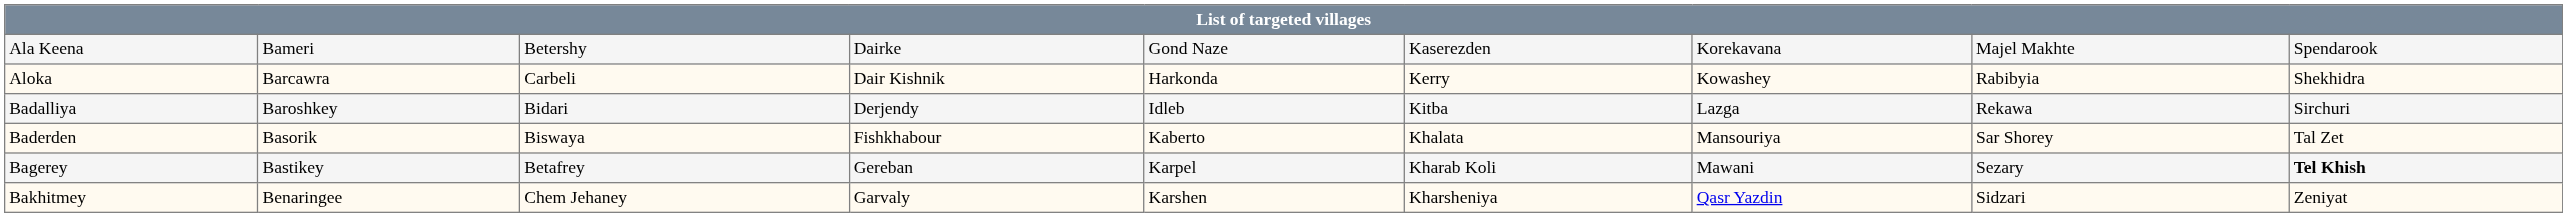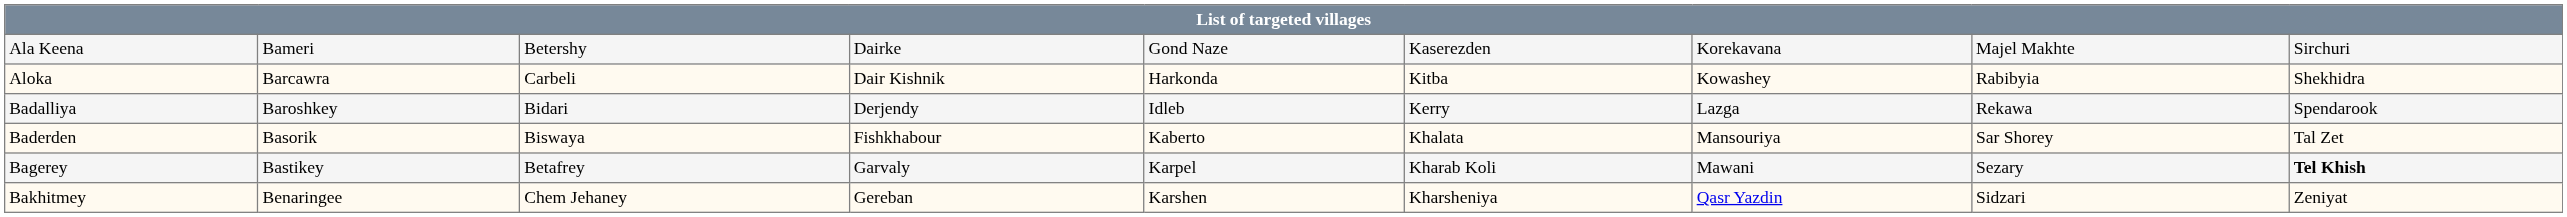(2336, 49) Spendarook -> (2322, 49) Sirchuri
(1429, 78) Kerry -> (1428, 78) Kitba
(1428, 108) Kitba -> (1429, 108) Kerry
(2322, 108) Sirchuri -> (2336, 108) Spendarook
(883, 167) Gereban -> (882, 167) Garvaly
(882, 197) Garvaly -> (883, 197) Gereban
